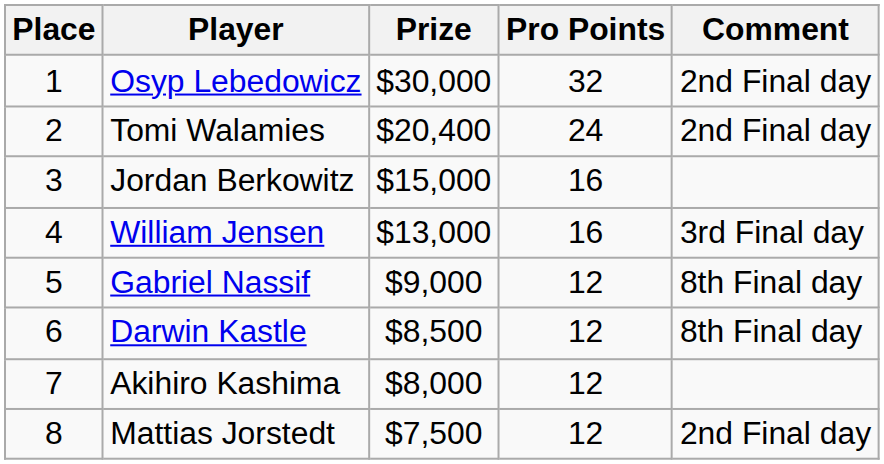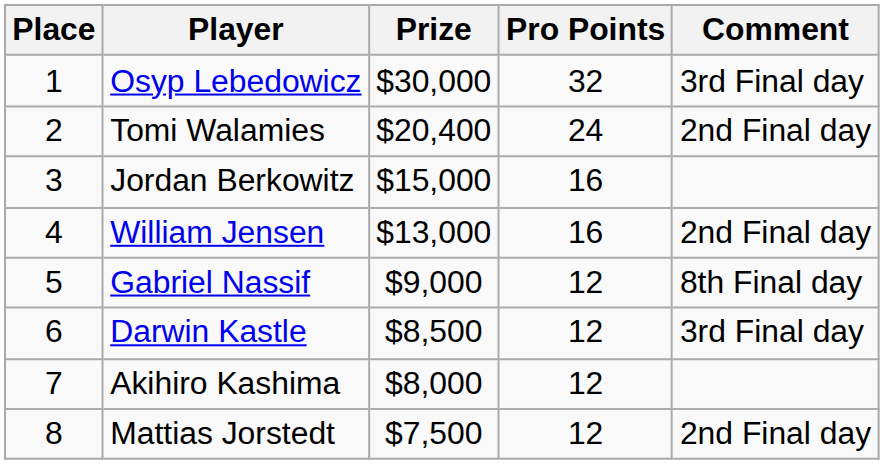(775, 80) 2nd Final day -> (772, 80) 3rd Final day
(772, 231) 3rd Final day -> (775, 231) 2nd Final day
(771, 332) 8th Final day -> (772, 332) 3rd Final day
